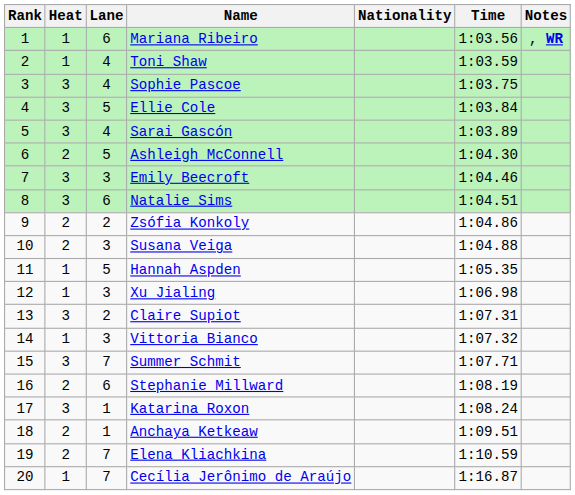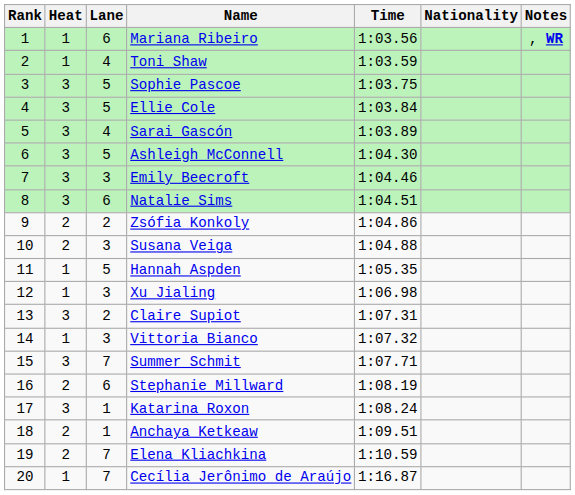columns swapped: (405, 16) <-> (488, 16)
(106, 85) 4 -> (106, 85) 5
(66, 155) 2 -> (66, 155) 3
